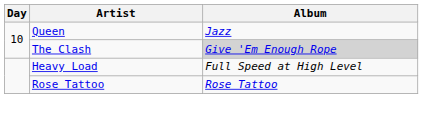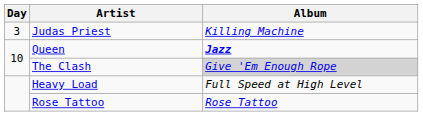+ row: (71, 31)
(218, 31) normal -> (218, 49) bold
